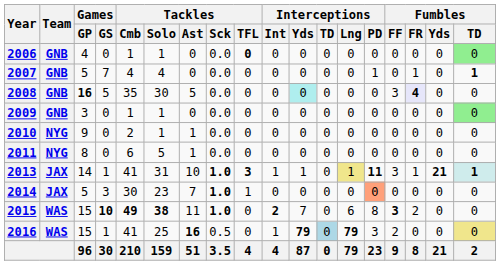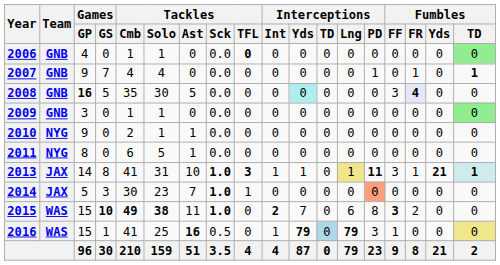(85, 73) 5 -> (85, 73) 9
(106, 172) 1 -> (106, 172) 8
(395, 231) 2 -> (395, 231) 1
